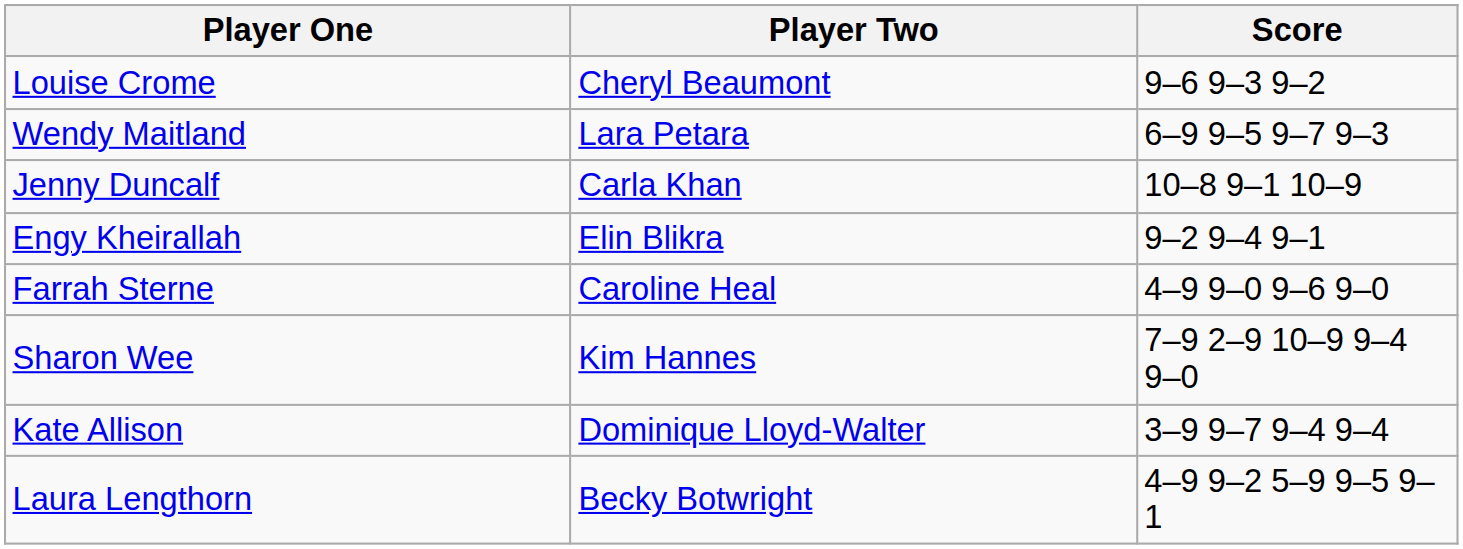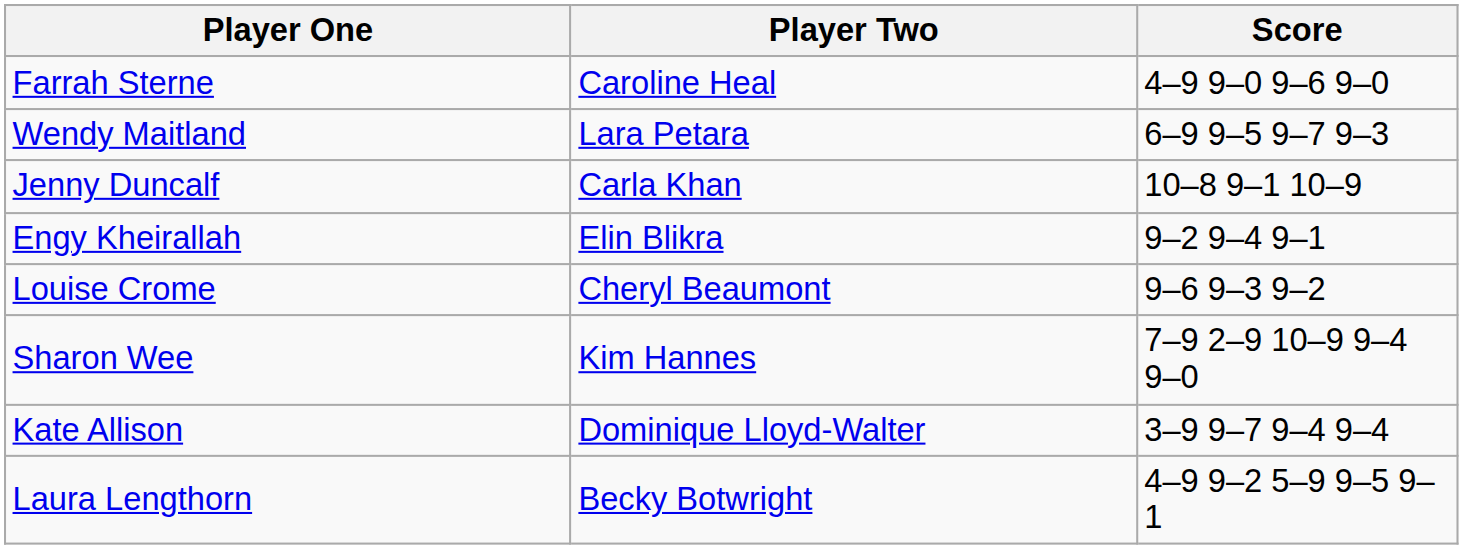rows swapped: (113, 289) <-> (114, 82)
